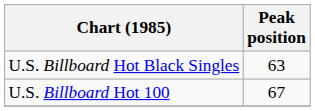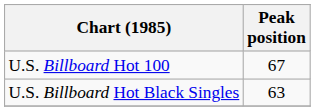rows swapped: (89, 92) <-> (124, 65)
